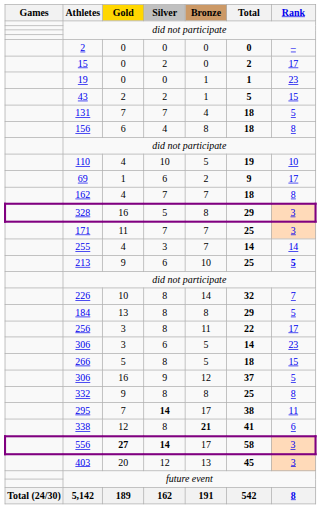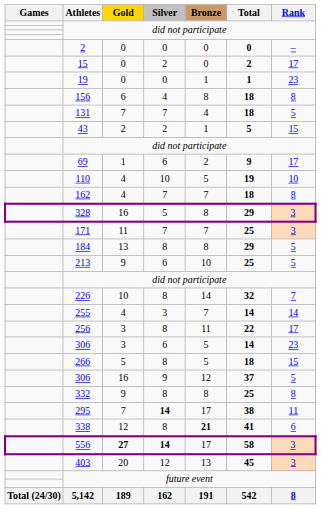rows swapped: (83, 97) <-> (83, 130)
rows swapped: (83, 179) <-> (83, 162)
rows swapped: (83, 313) <-> (83, 247)
(293, 263) bold -> (293, 263) normal
